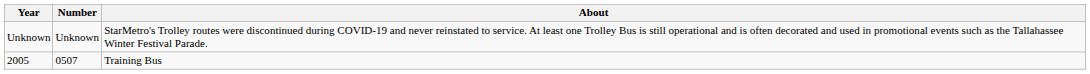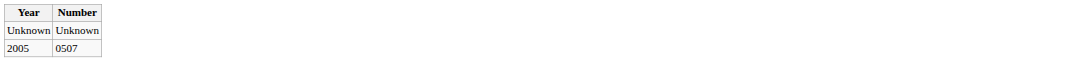- column: (594, 13)
